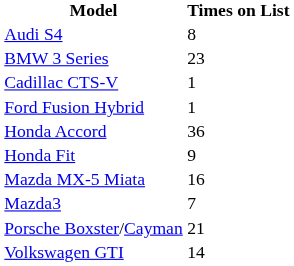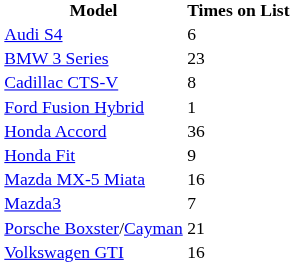(192, 34) 8 -> (192, 34) 6
(192, 82) 1 -> (192, 82) 8
(196, 252) 14 -> (196, 252) 16
